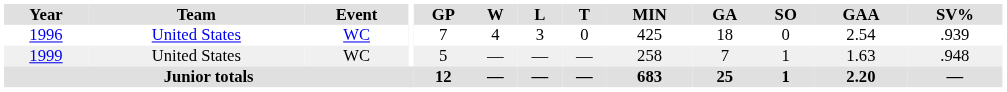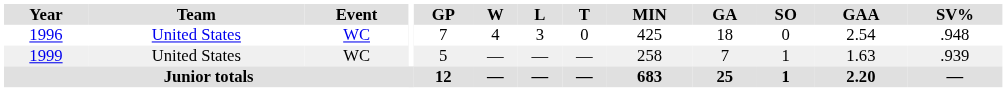(955, 35) .939 -> (955, 35) .948
(955, 55) .948 -> (955, 55) .939
